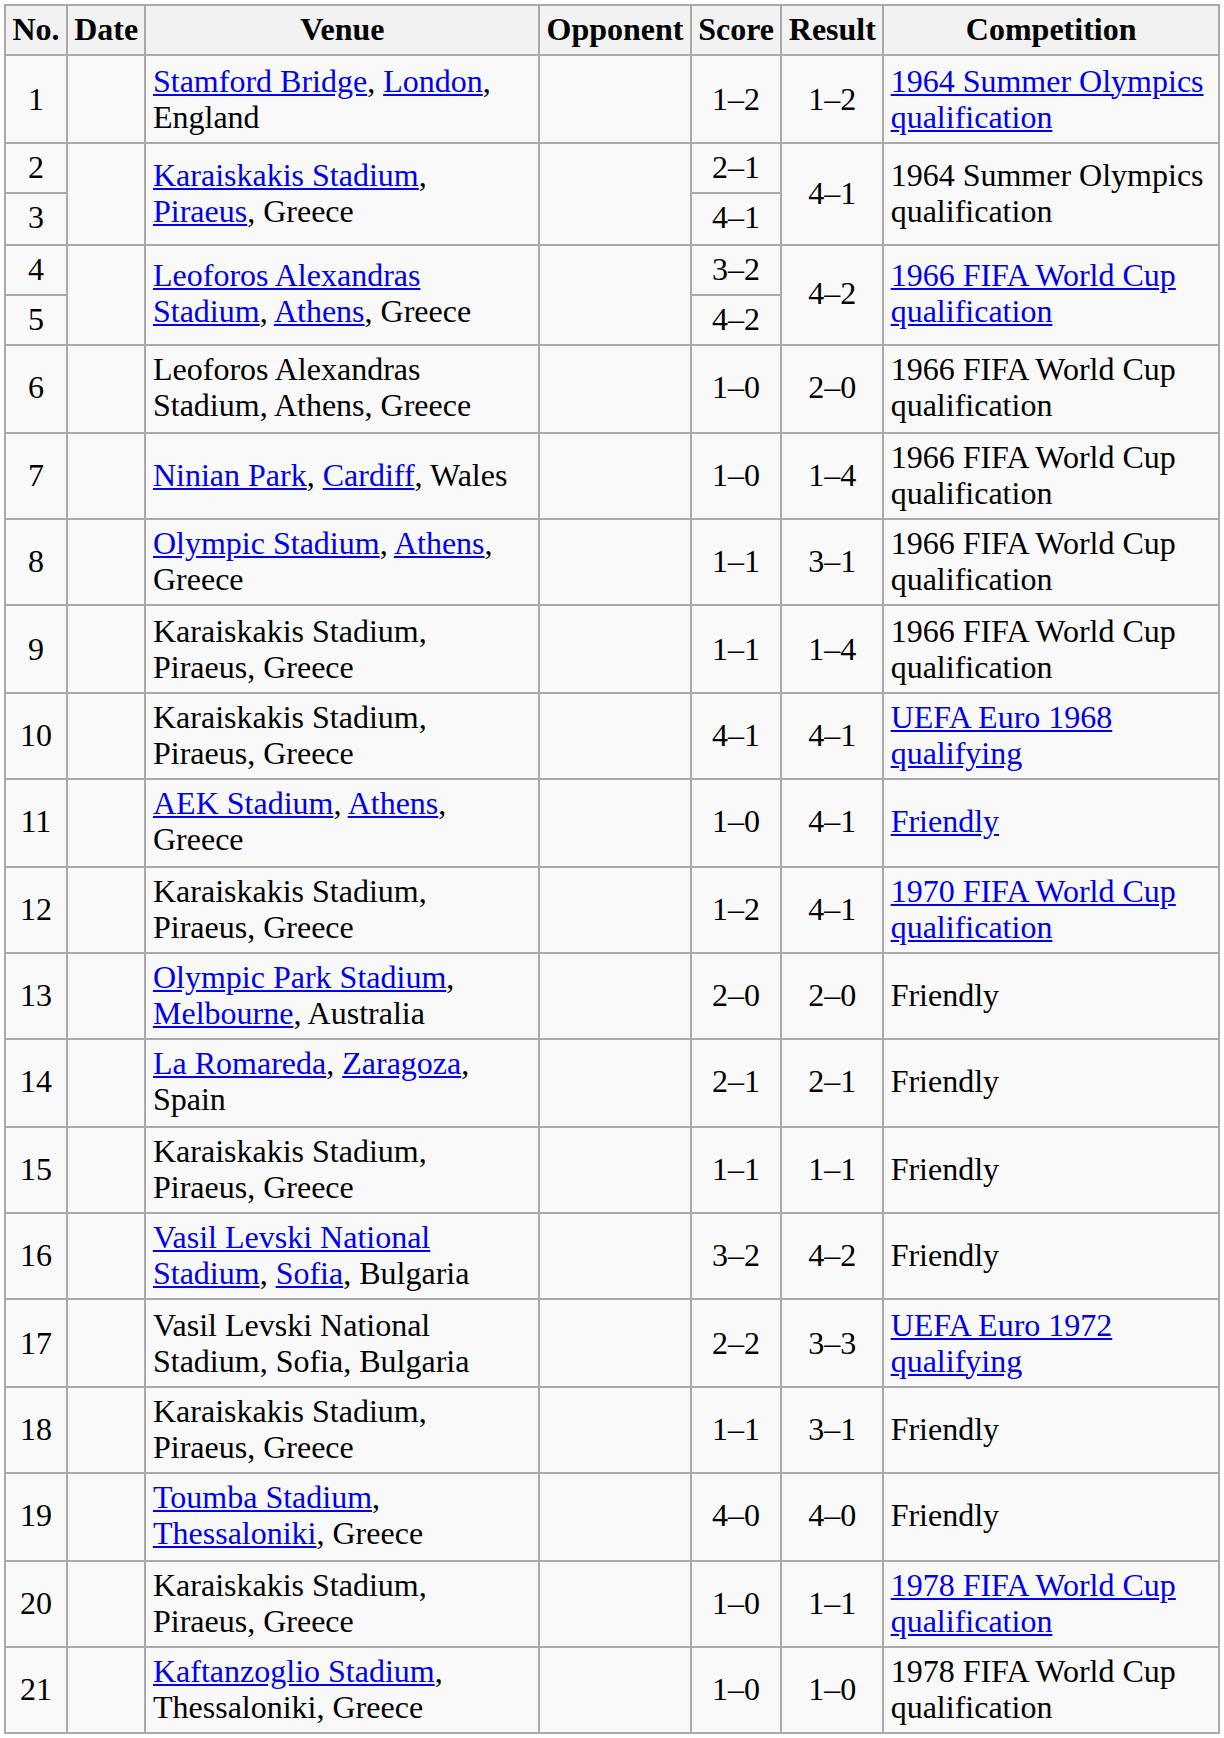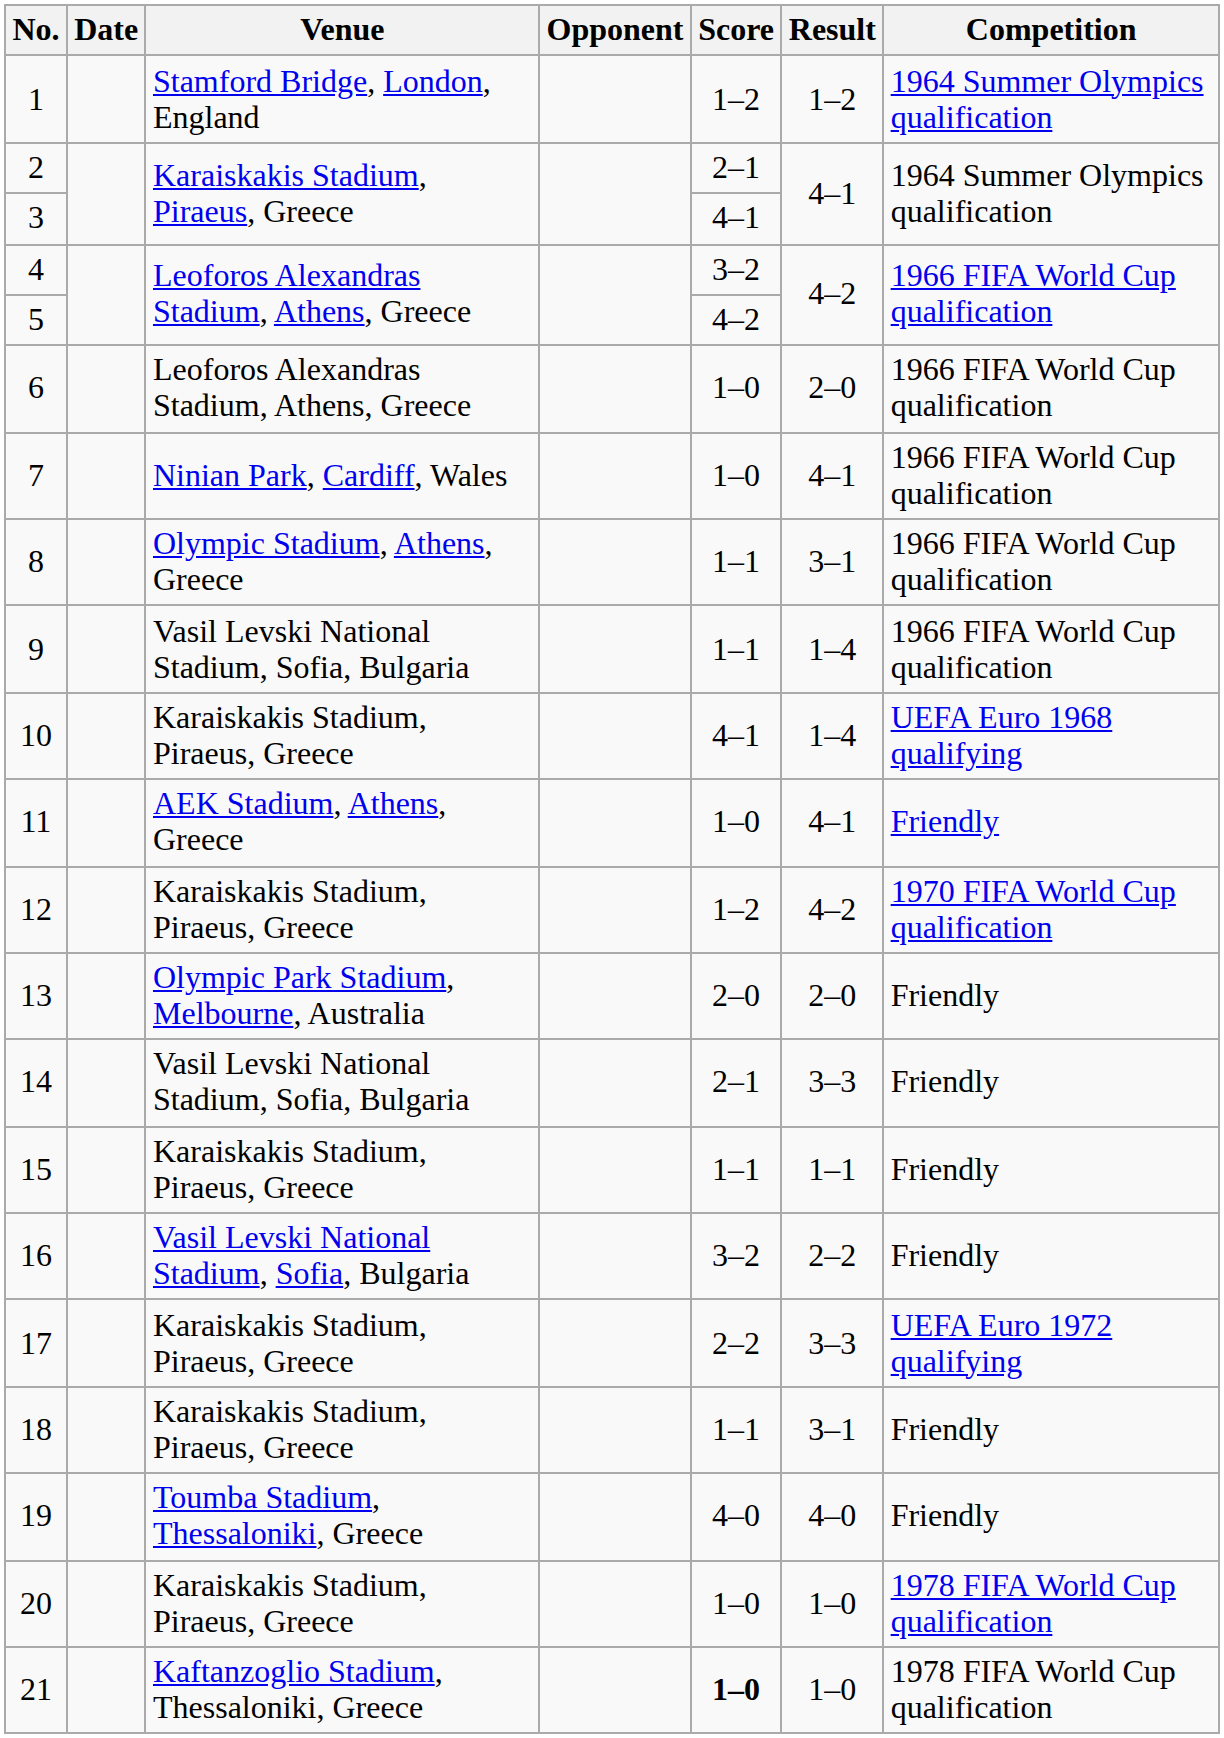(832, 475) 1–4 -> (832, 475) 4–1
(290, 648) Karaiskakis Stadium, Piraeus, Greece -> (311, 648) Vasil Levski National Stadium, Sofia, Bulgaria
(832, 735) 4–1 -> (832, 735) 1–4
(832, 908) 4–1 -> (832, 908) 4–2
(311, 1082) La Romareda, Zaragoza, Spain -> (311, 1082) Vasil Levski National Stadium, Sofia, Bulgaria
(832, 1082) 2–1 -> (832, 1082) 3–3
(832, 1255) 4–2 -> (832, 1255) 2–2
(311, 1342) Vasil Levski National Stadium, Sofia, Bulgaria -> (290, 1342) Karaiskakis Stadium, Piraeus, Greece
(832, 1602) 1–1 -> (832, 1602) 1–0
(736, 1689) normal -> (736, 1689) bold
